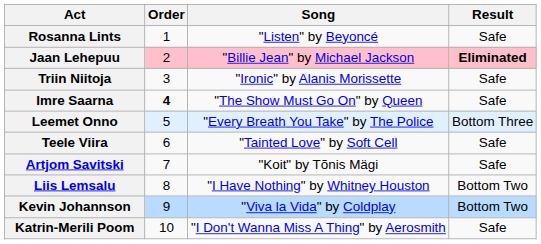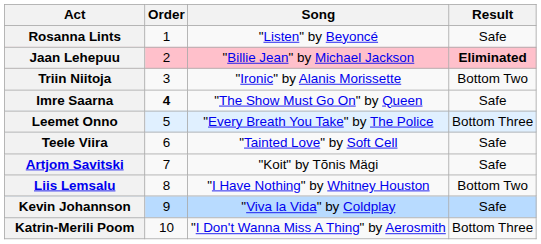(493, 79) Safe -> (493, 79) Bottom Two
(493, 206) Bottom Two -> (493, 206) Safe
(493, 228) Safe -> (493, 228) Bottom Three
